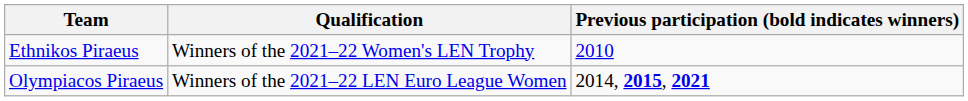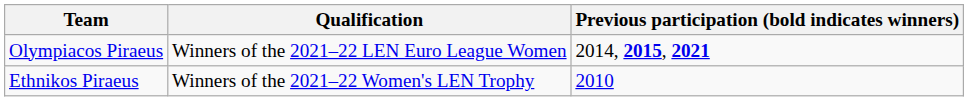rows swapped: (86, 80) <-> (74, 50)
